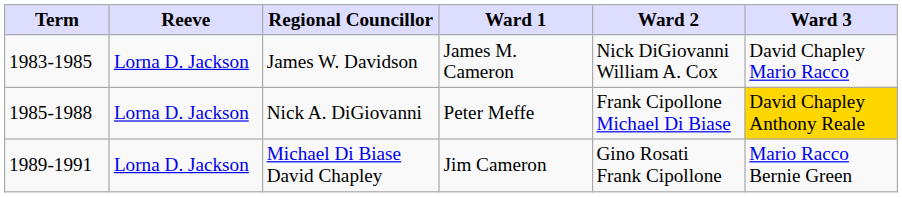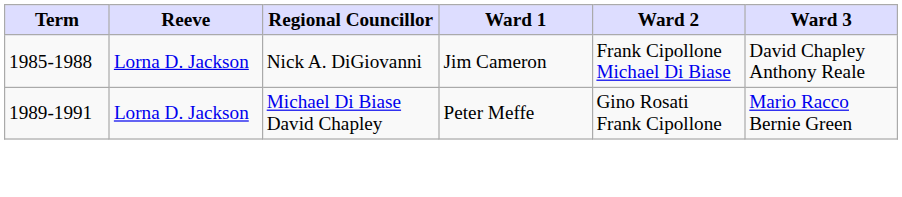- row: (342, 60)
(489, 113) Peter Meffe -> (495, 60) Jim Cameron
(807, 113) gold background -> (807, 60) no background
(495, 165) Jim Cameron -> (489, 113) Peter Meffe
